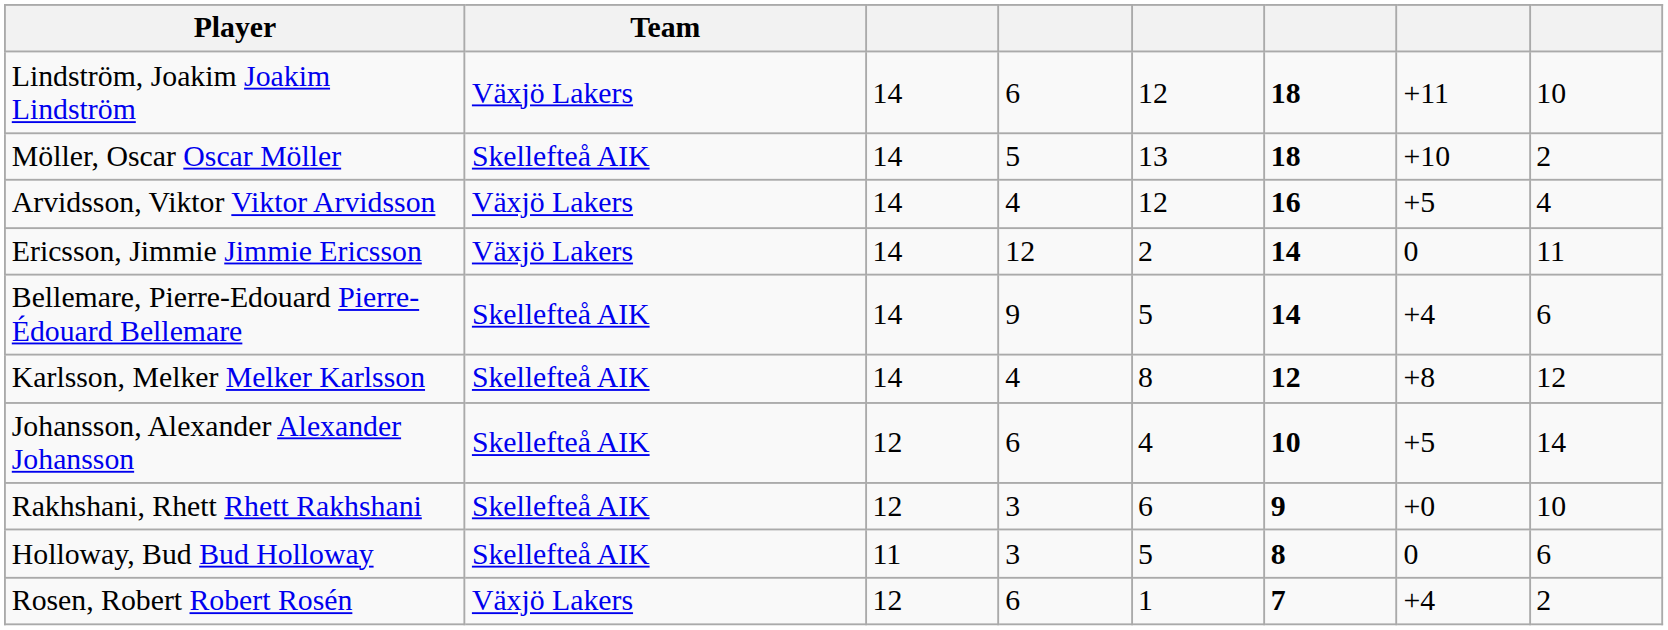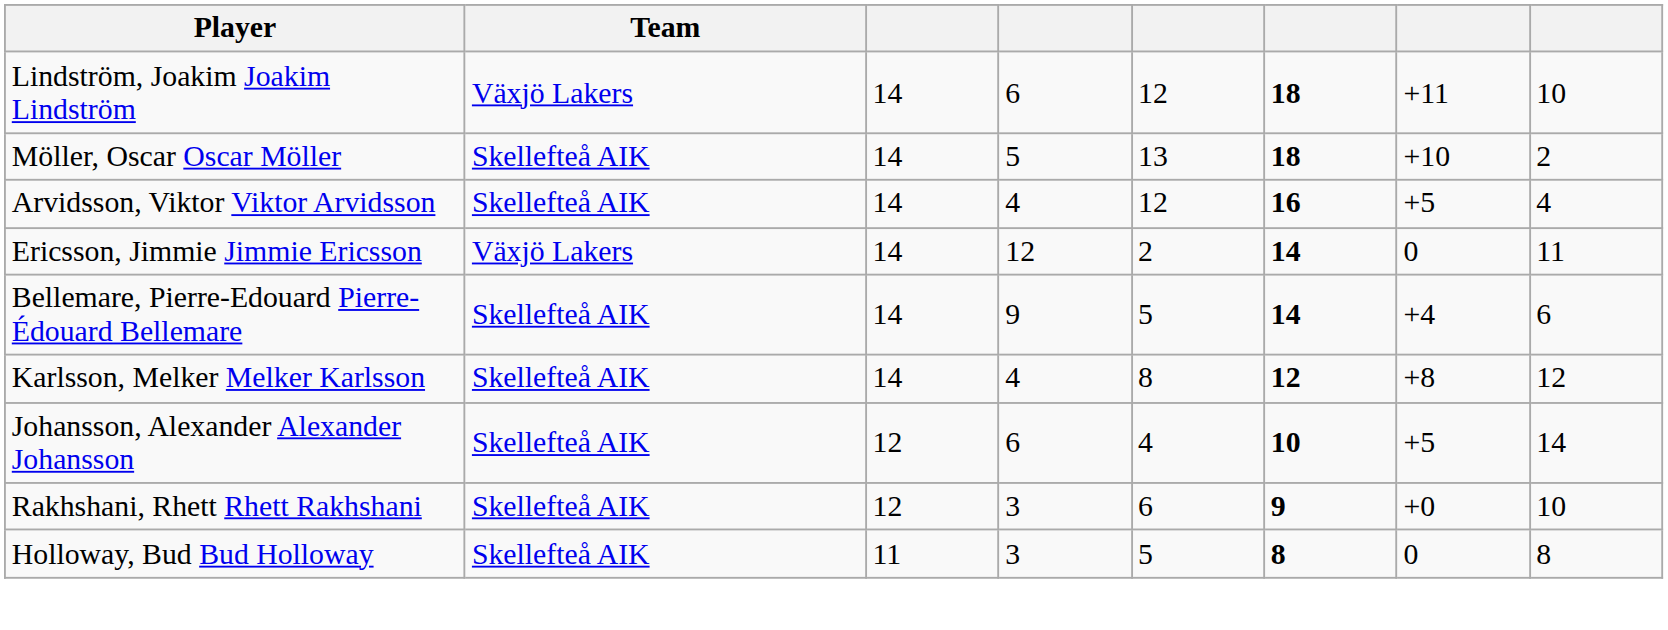(552, 203) Växjö Lakers -> (561, 203) Skellefteå AIK
(1544, 553) 6 -> (1544, 553) 8
- row: (182, 600)
